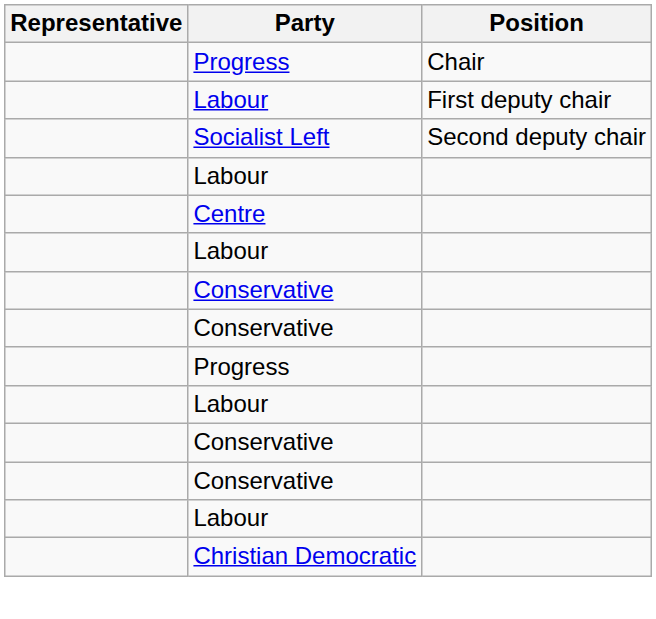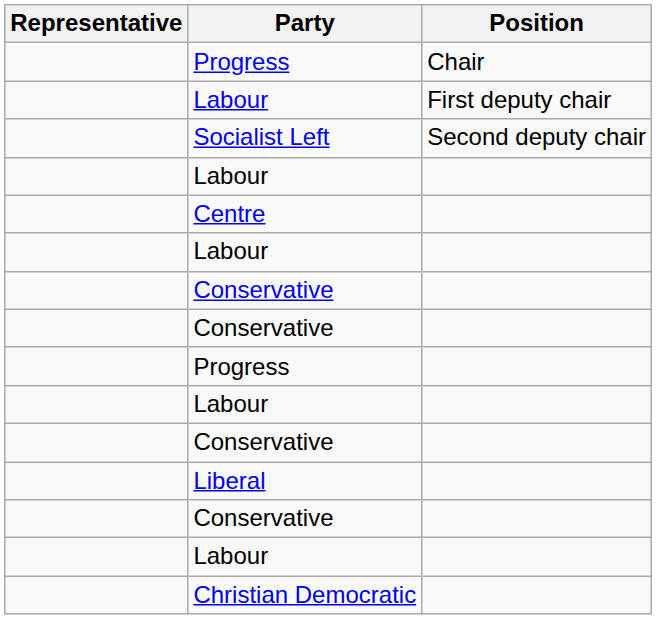+ row: (229, 480)
